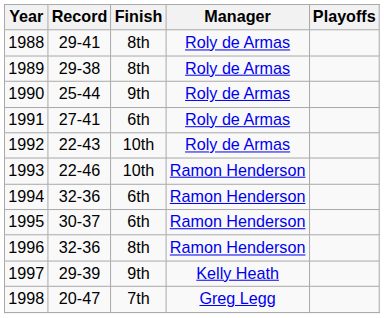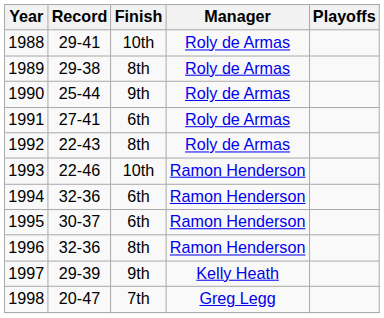(139, 42) 8th -> (139, 42) 10th
(139, 145) 10th -> (139, 145) 8th
